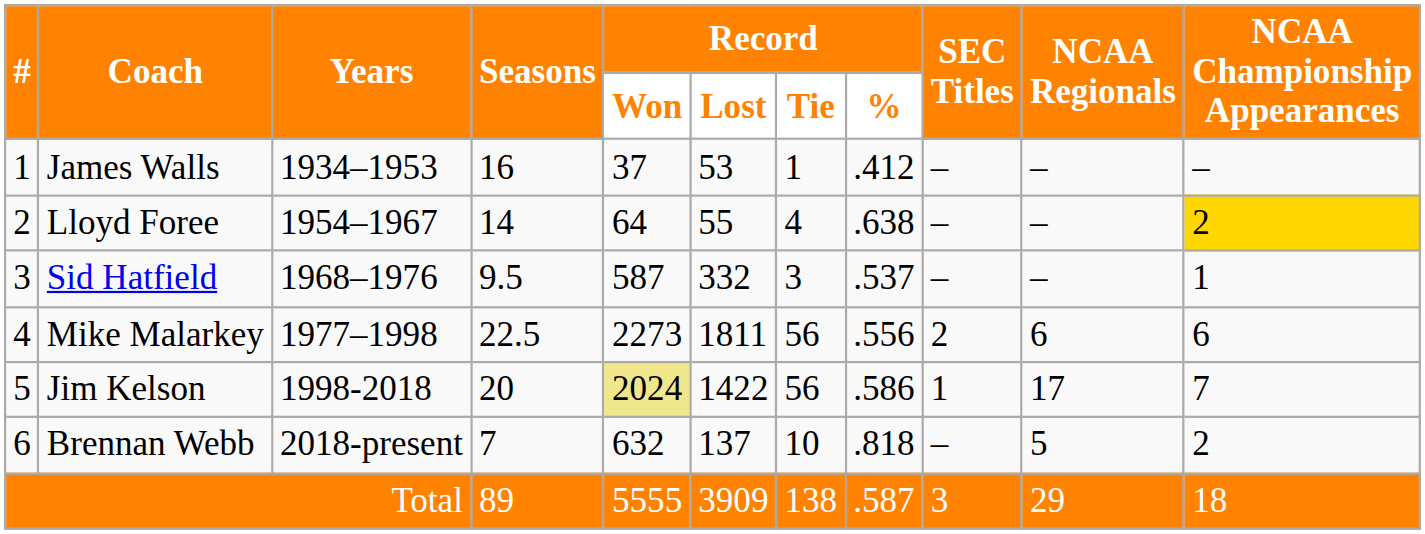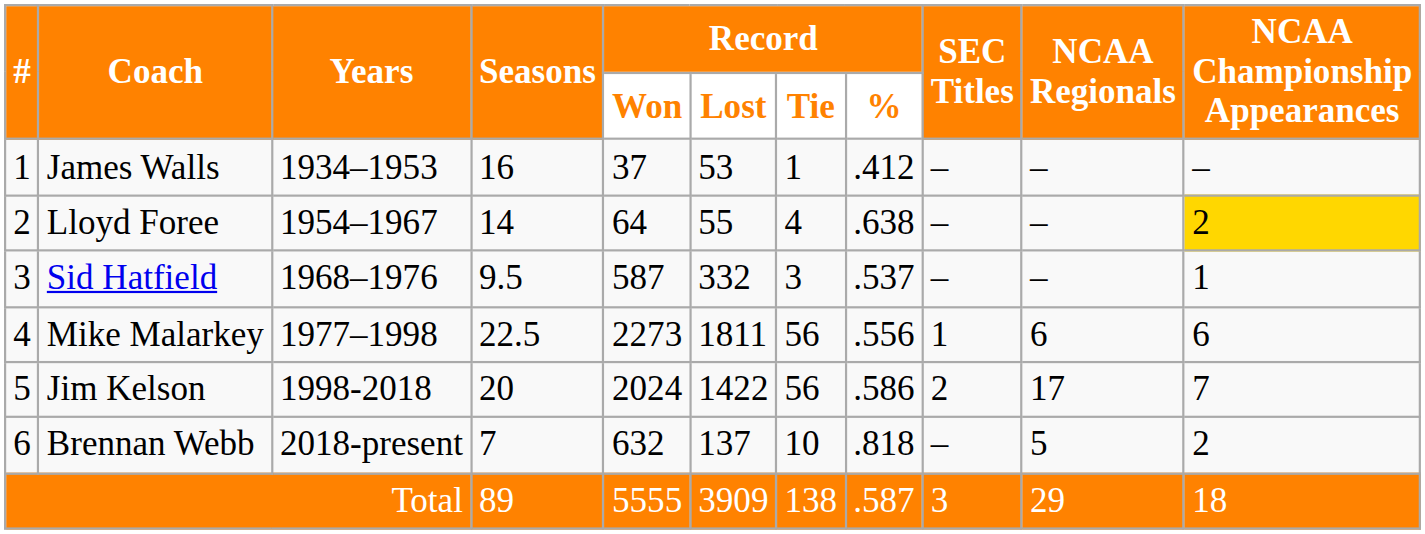(940, 333) 2 -> (940, 333) 1
(647, 388) khaki background -> (647, 388) no background
(940, 388) 1 -> (940, 388) 2
